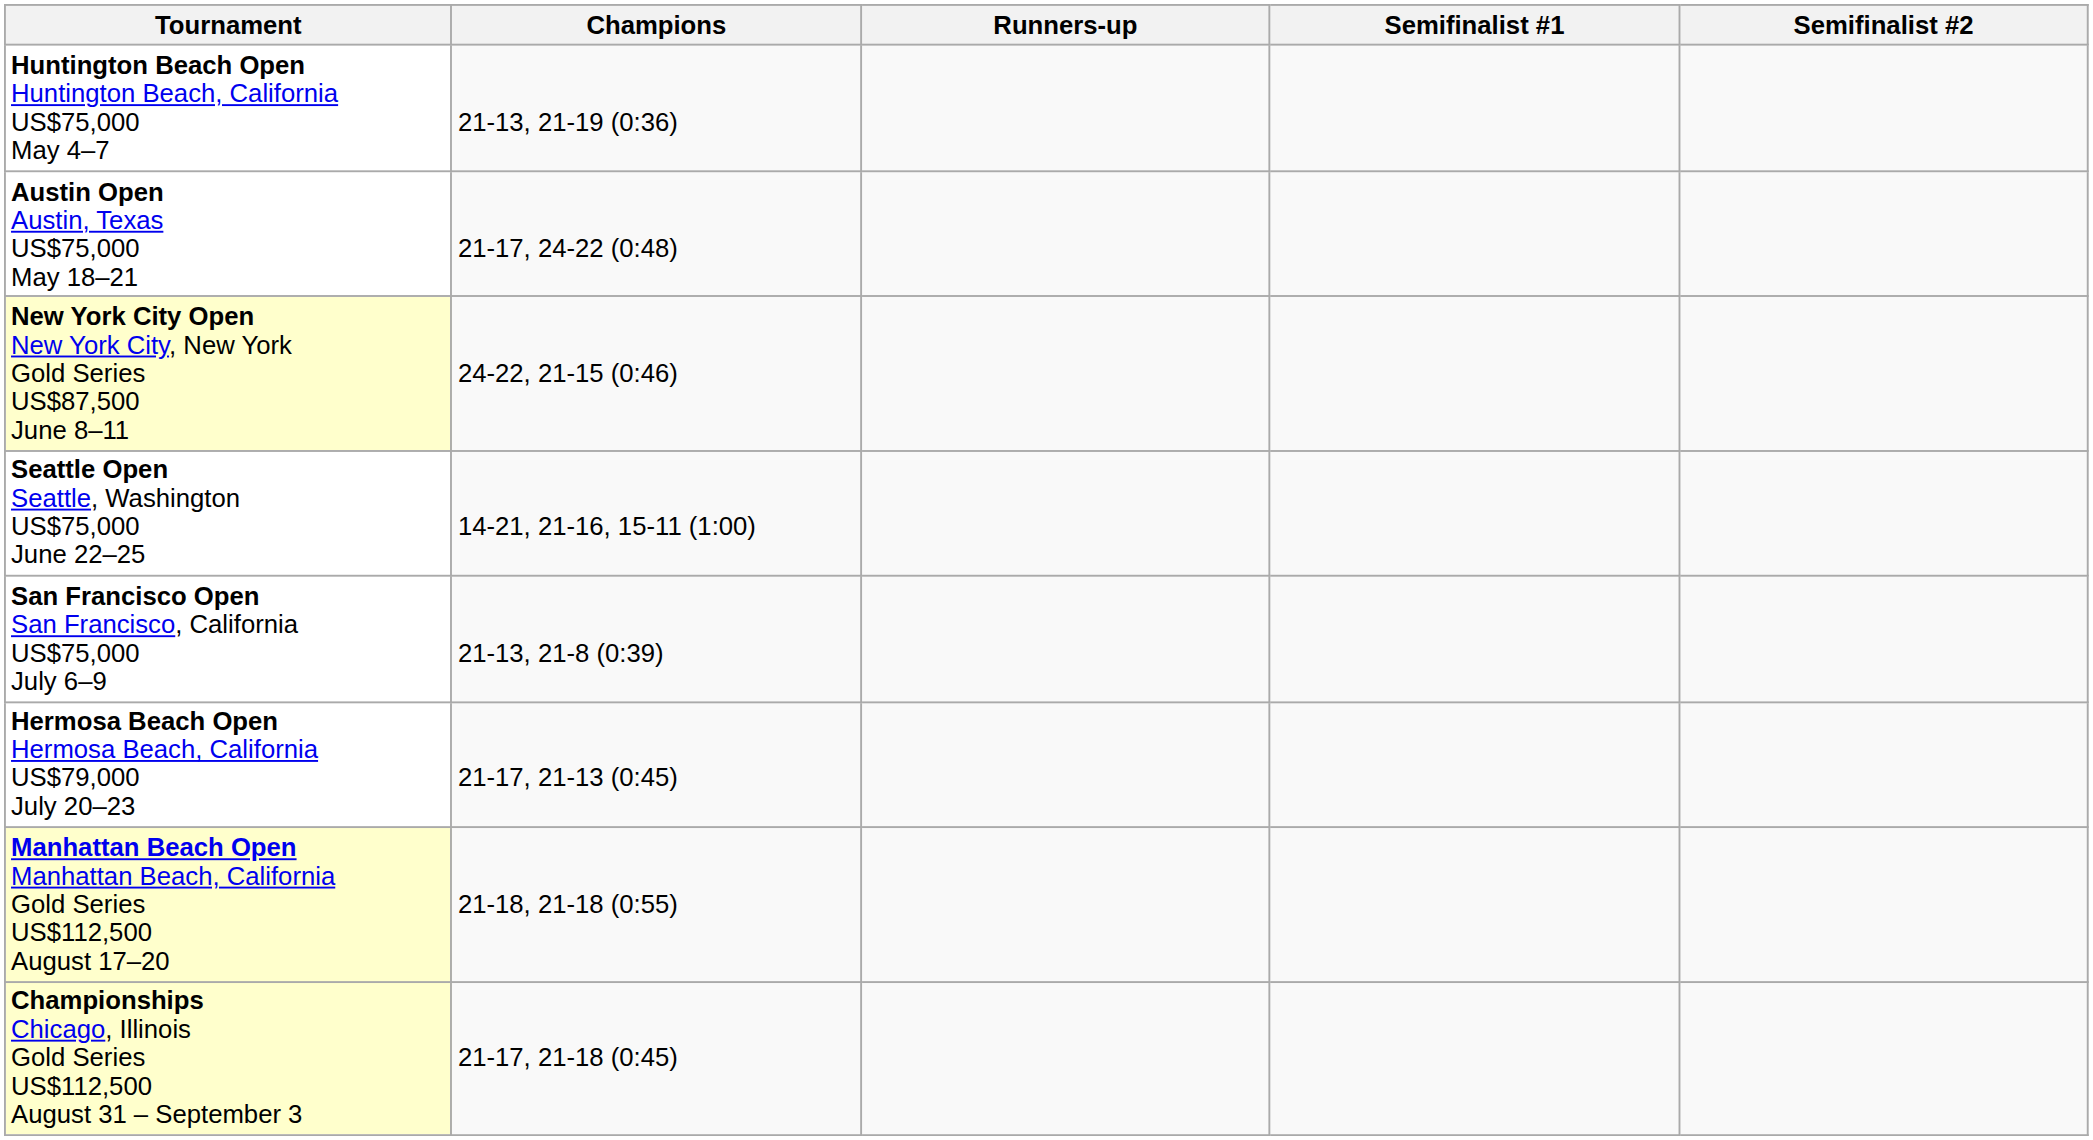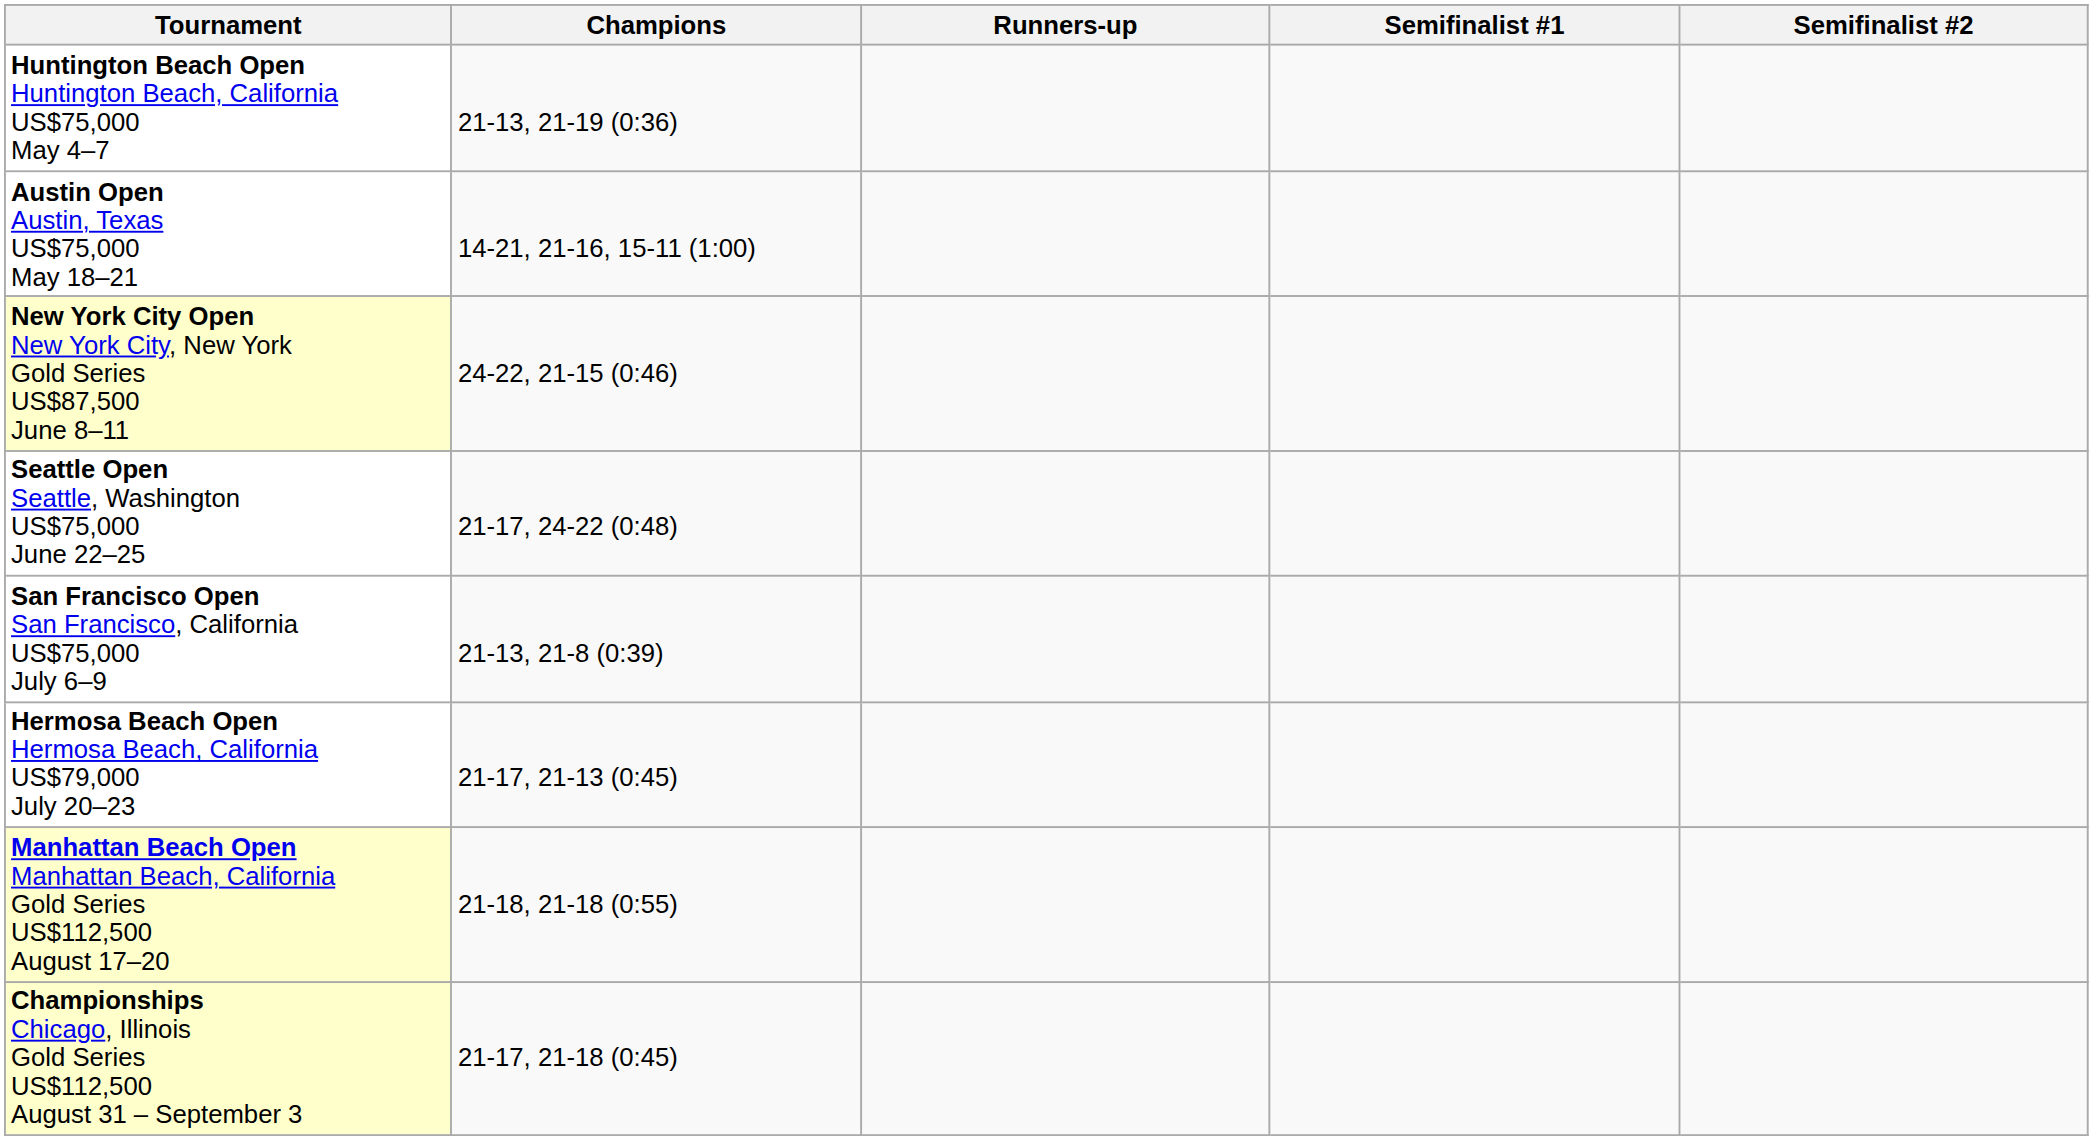(568, 248) 21-17, 24-22 (0:48) -> (607, 248) 14-21, 21-16, 15-11 (1:00)
(607, 527) 14-21, 21-16, 15-11 (1:00) -> (568, 527) 21-17, 24-22 (0:48)
